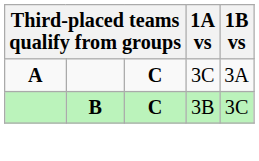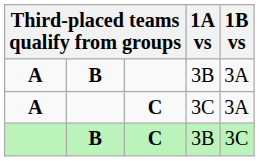+ row: (35, 75)
